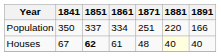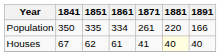(93, 28) 337 -> (93, 28) 335
(146, 28) 251 -> (146, 28) 261
(90, 43) bold -> (90, 43) normal
(143, 43) 48 -> (143, 43) 41
